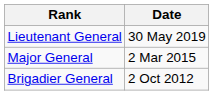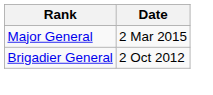- row: (65, 36)
